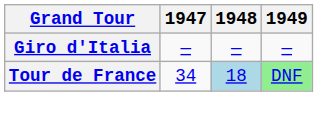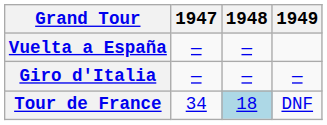+ row: (88, 48)
(287, 76) lightgreen background -> (297, 105) no background
